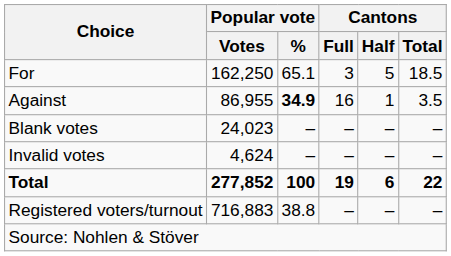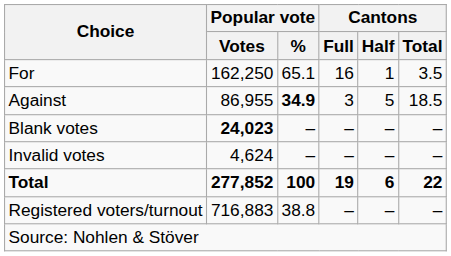(349, 73) 3 -> (344, 73) 16
(390, 73) 5 -> (390, 73) 1
(426, 73) 18.5 -> (430, 73) 3.5
(344, 100) 16 -> (349, 100) 3
(390, 100) 1 -> (390, 100) 5
(430, 100) 3.5 -> (426, 100) 18.5
(247, 127) normal -> (247, 127) bold
